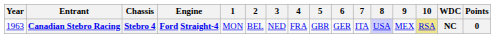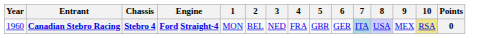- column: (450, 12)
(15, 26) 1963 -> (15, 26) 1960
(362, 26) no background -> (362, 26) lightblue background
